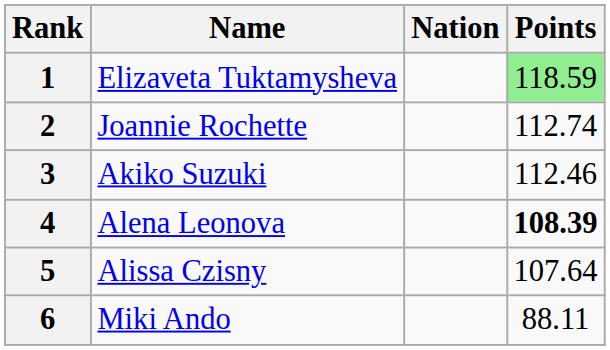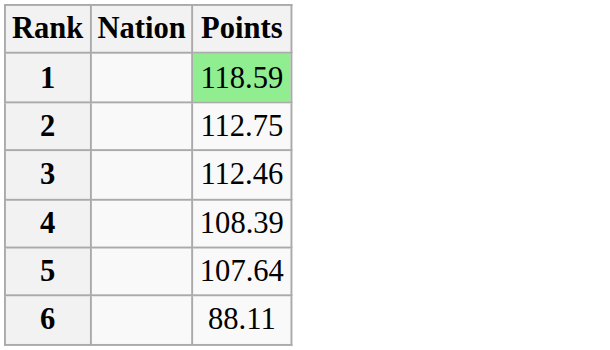- column: (247, 28)
(556, 125) 112.74 -> (242, 125) 112.75
(556, 222) bold -> (242, 222) normal
